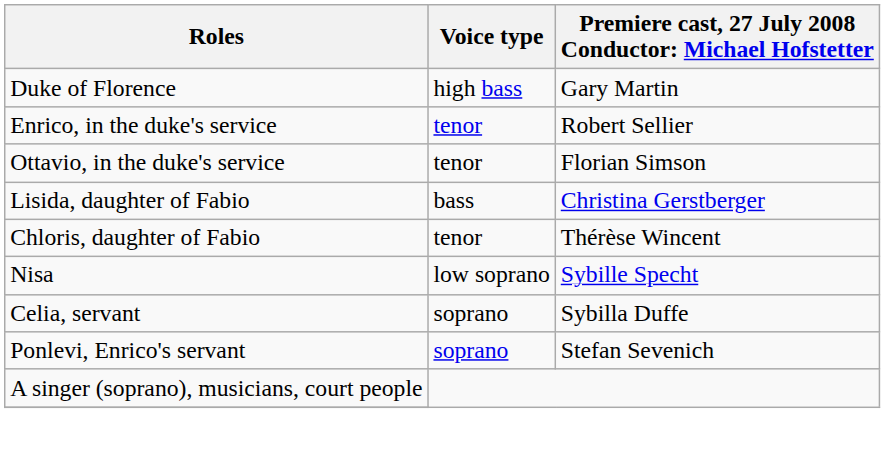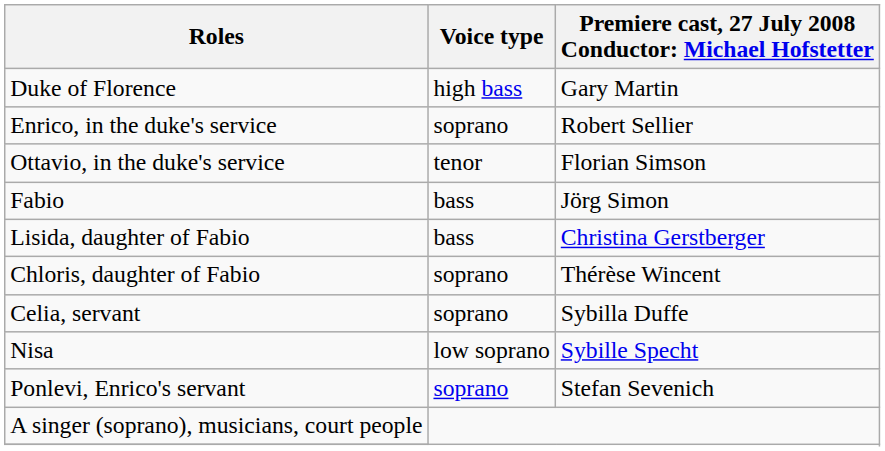(458, 125) tenor -> (471, 125) soprano
+ row: (37, 200)
(458, 237) tenor -> (471, 275) soprano
rows swapped: (32, 275) <-> (75, 312)
